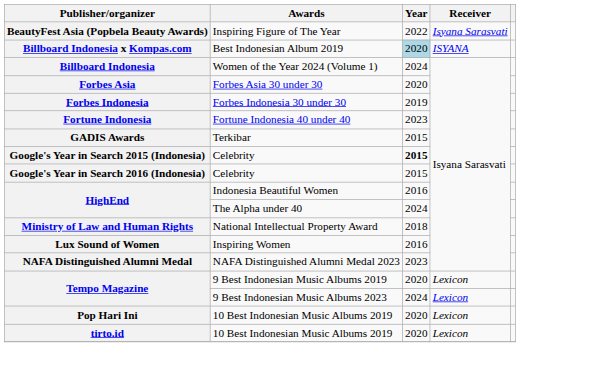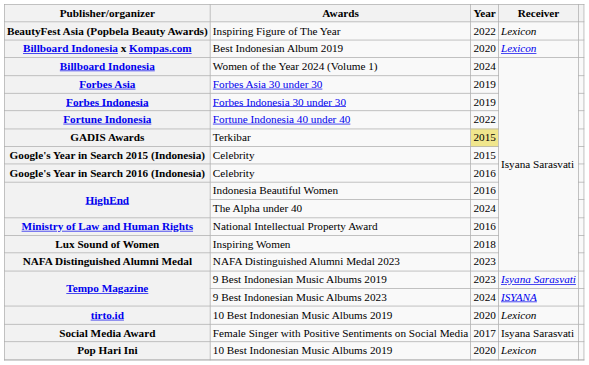(470, 31) Isyana Sarasvati -> (519, 31) Lexicon
(416, 48) lightblue background -> (485, 48) no background
(451, 48) ISYANA -> (519, 48) Lexicon
(416, 84) 2020 -> (485, 84) 2019
(416, 119) 2023 -> (485, 119) 2022
(416, 137) no background -> (485, 137) khaki background
(416, 155) bold -> (485, 155) normal
(416, 173) 2015 -> (485, 173) 2016
(416, 226) 2018 -> (485, 226) 2016
(416, 244) 2016 -> (485, 244) 2018
(416, 279) 2020 -> (485, 279) 2023
(450, 279) Lexicon -> (538, 279) Isyana Sarasvati
(450, 297) Lexicon -> (519, 297) ISYANA
rows swapped: (107, 315) <-> (107, 333)
+ row: (107, 333)
